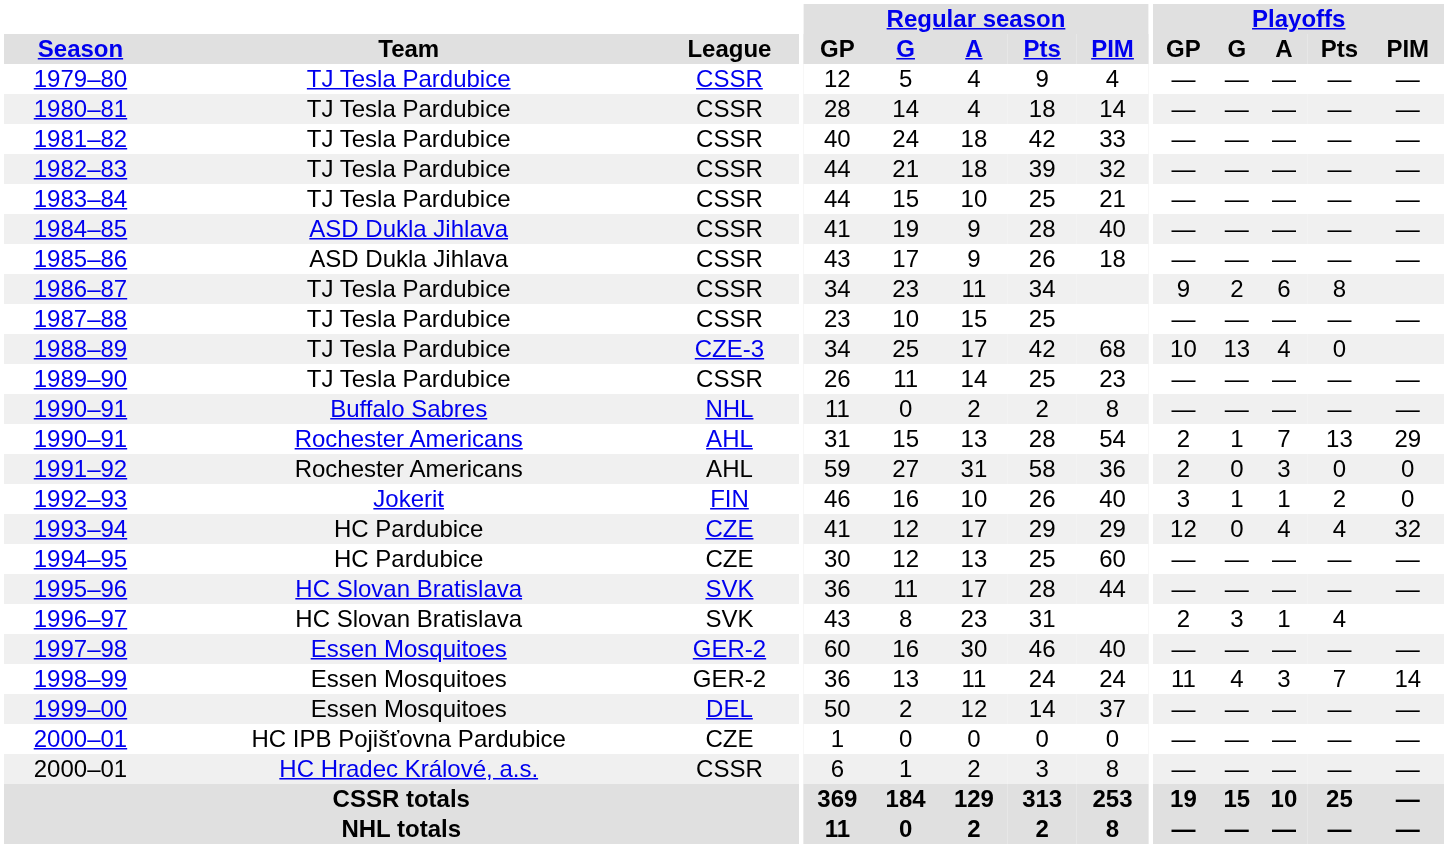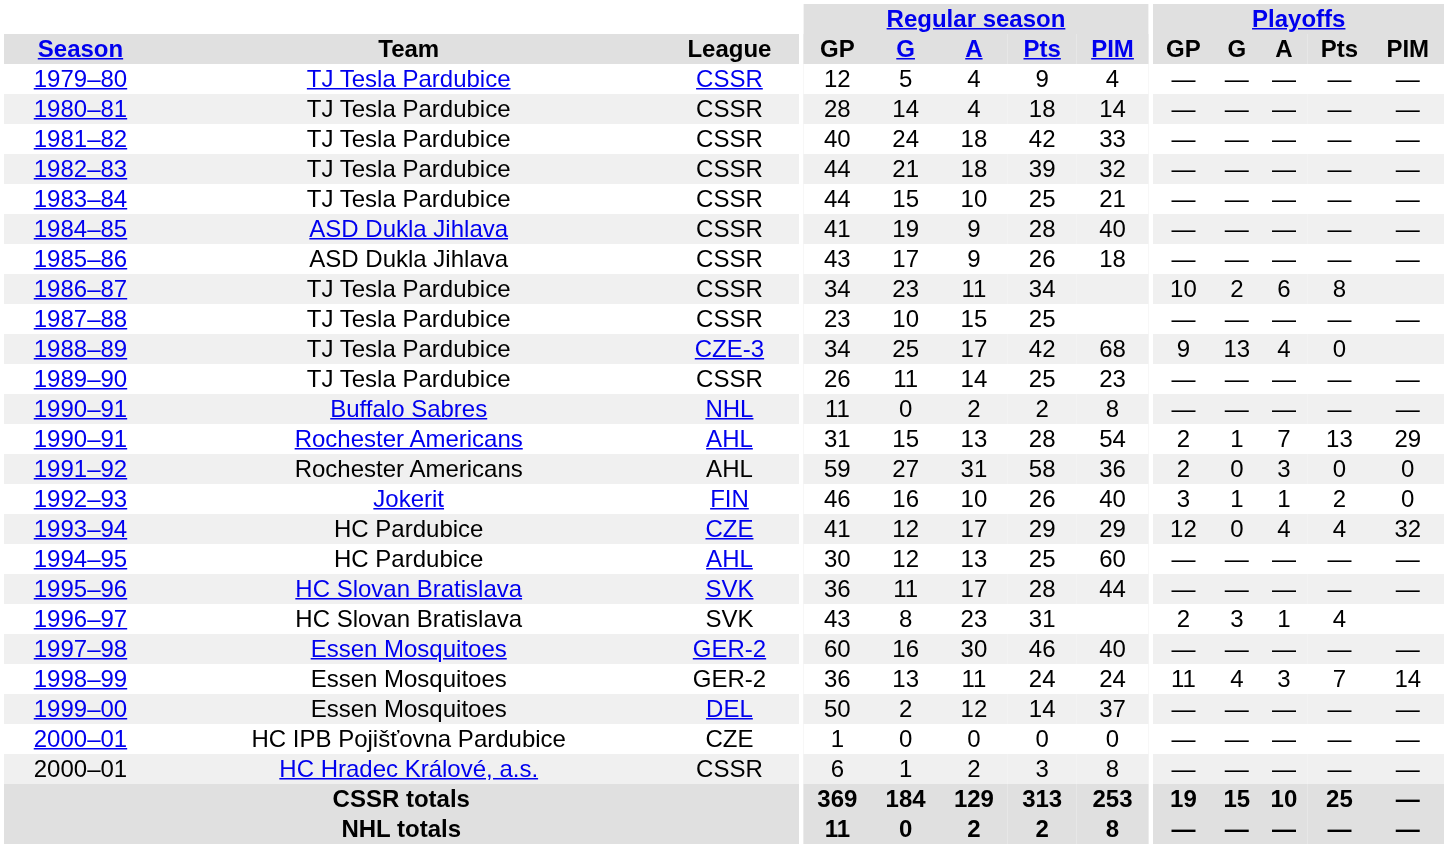(1183, 288) 9 -> (1183, 288) 10
(1183, 348) 10 -> (1183, 348) 9
(729, 558) CZE -> (729, 558) AHL
